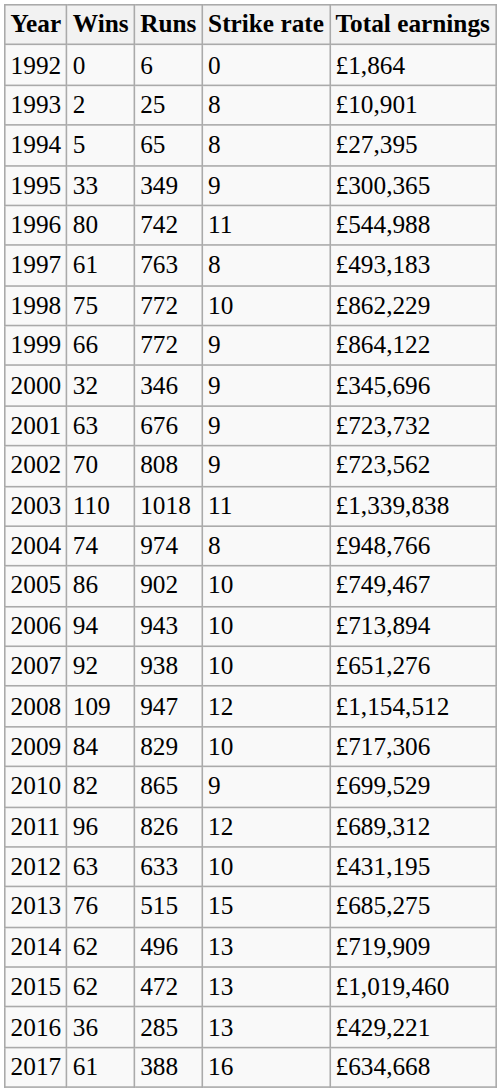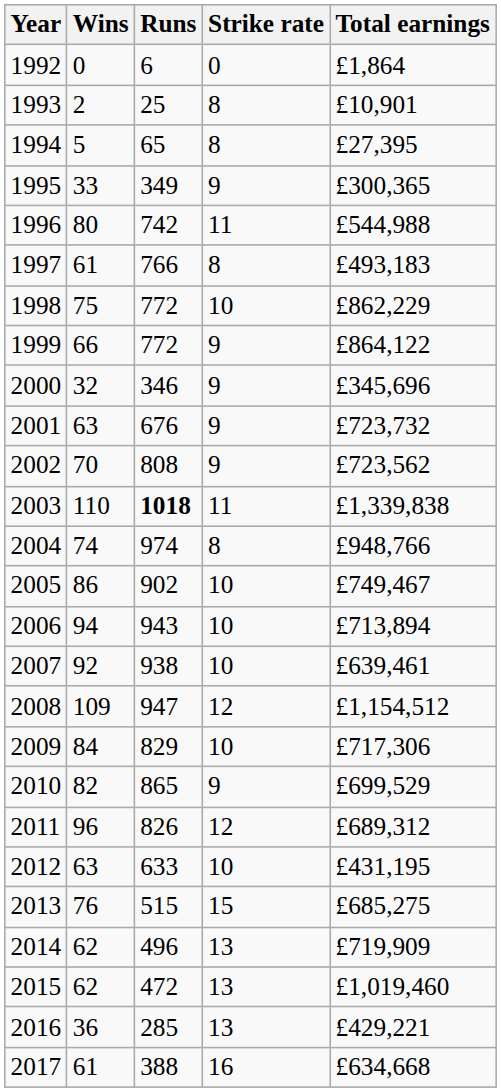(159, 265) 763 -> (159, 265) 766
(166, 505) normal -> (166, 505) bold
(383, 666) £651,276 -> (383, 666) £639,461
